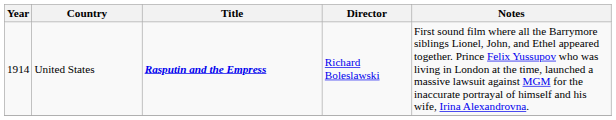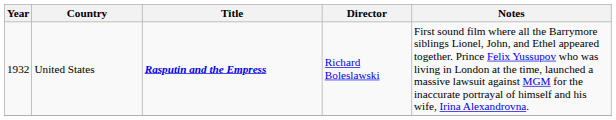(18, 68) 1914 -> (18, 68) 1932
